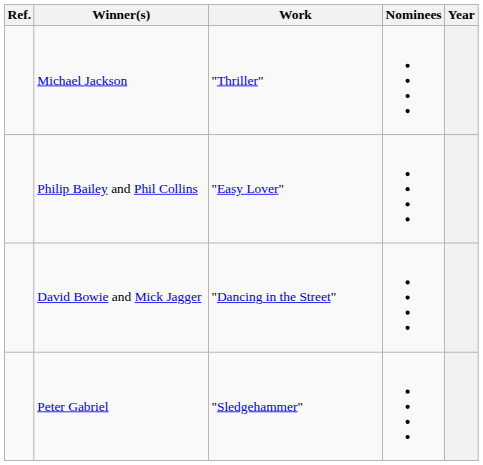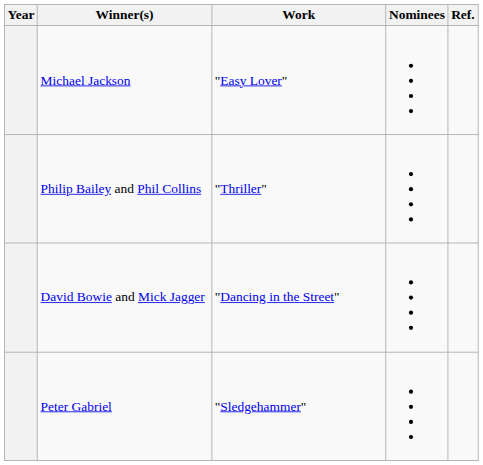columns swapped: (461, 15) <-> (19, 15)
(237, 80) "Thriller" -> (251, 80) "Easy Lover"
(248, 188) "Easy Lover" -> (241, 188) "Thriller"
